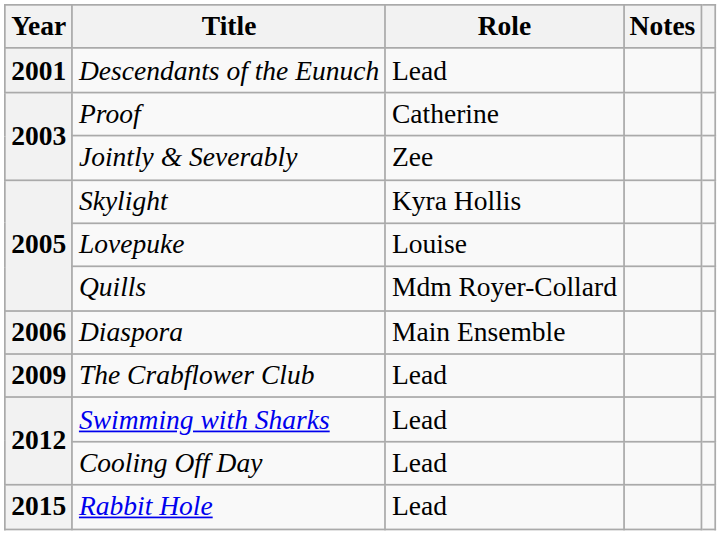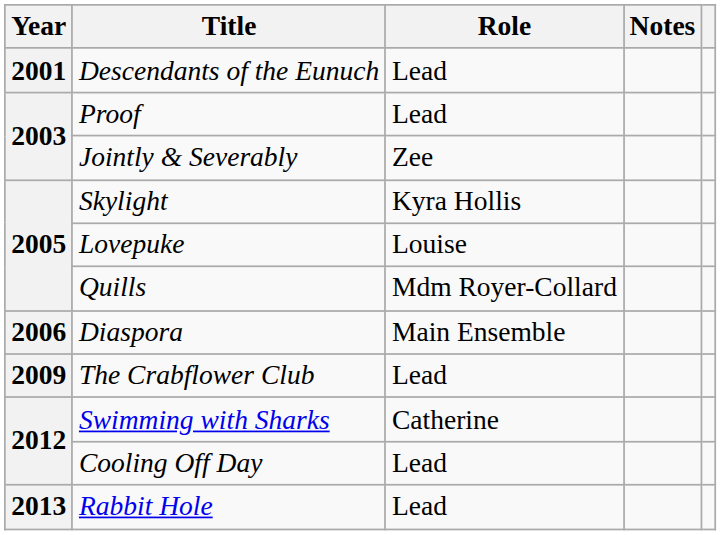(445, 113) Catherine -> (419, 113) Lead
(419, 419) Lead -> (445, 419) Catherine
(39, 506) 2015 -> (39, 506) 2013
